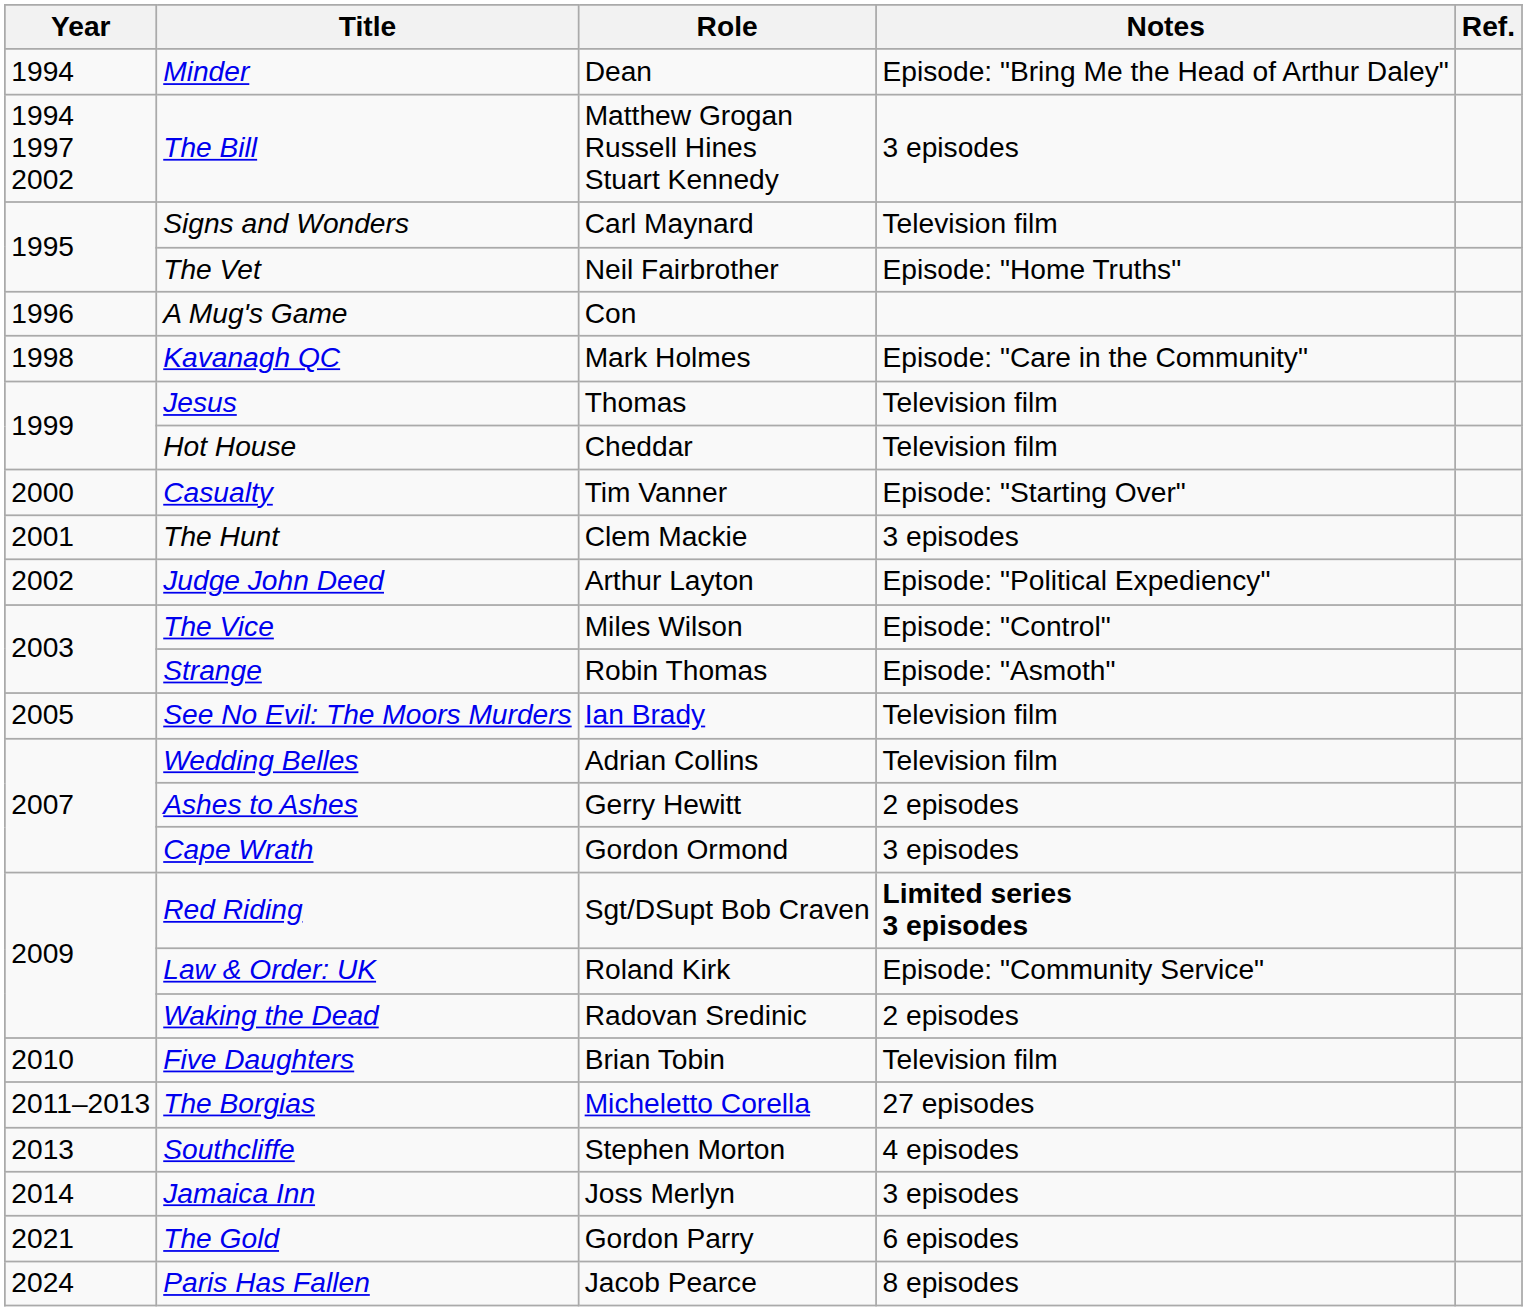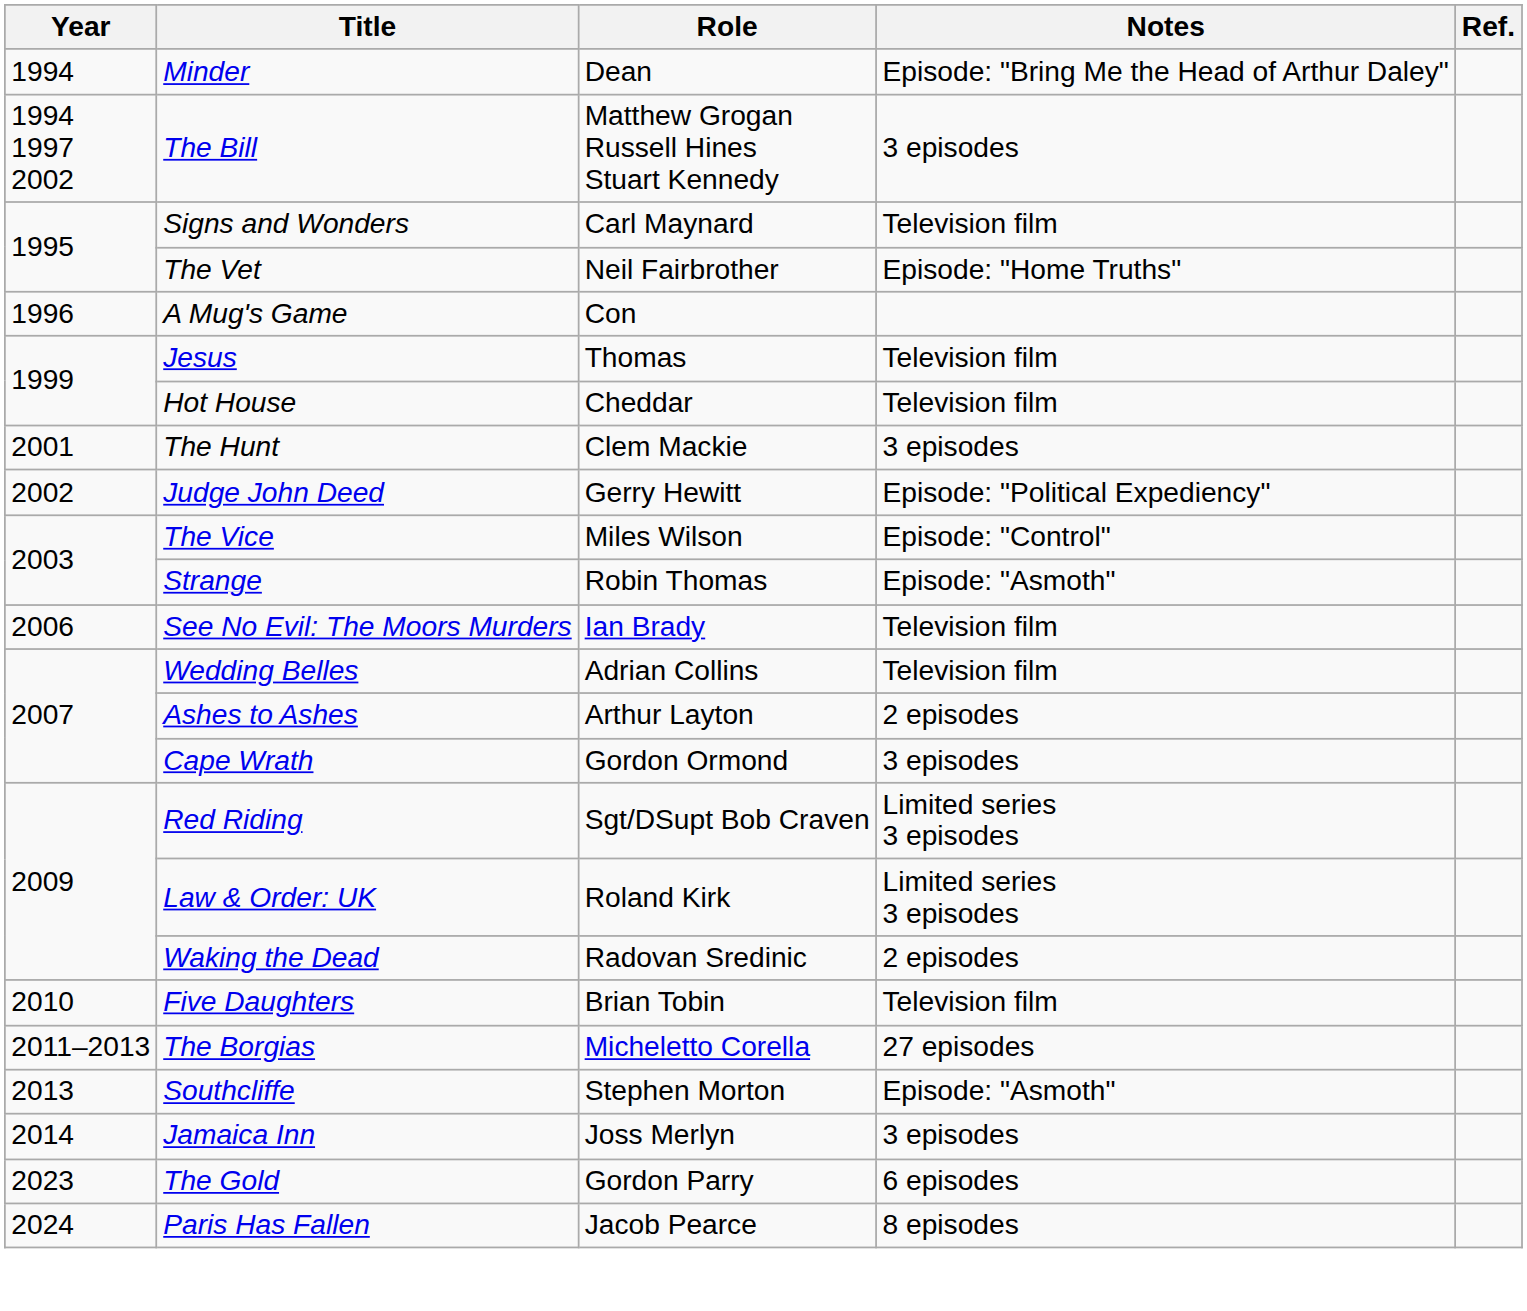- row: (252, 358)
- row: (218, 492)
(669, 581) Arthur Layton -> (663, 492) Gerry Hewitt
(43, 715) 2005 -> (43, 626) 2006
(663, 804) Gerry Hewitt -> (669, 715) Arthur Layton
(977, 909) bold -> (969, 820) normal
(1073, 970) Episode: "Community Service" -> (969, 896) Limited series 3 episodes
(951, 1149) 4 episodes -> (999, 1091) Episode: "Asmoth"
(43, 1238) 2021 -> (43, 1180) 2023
